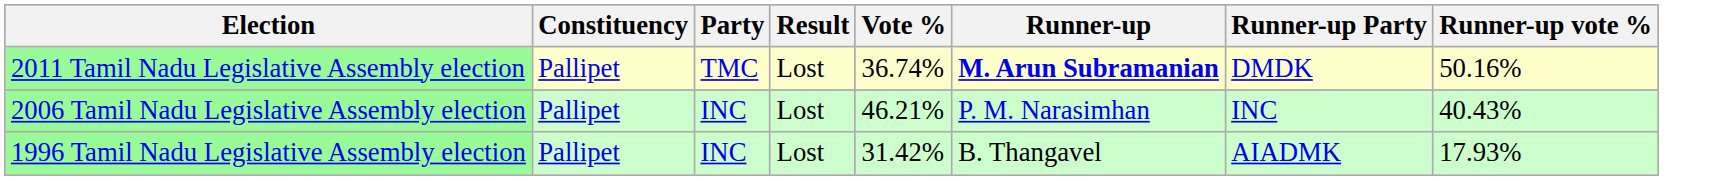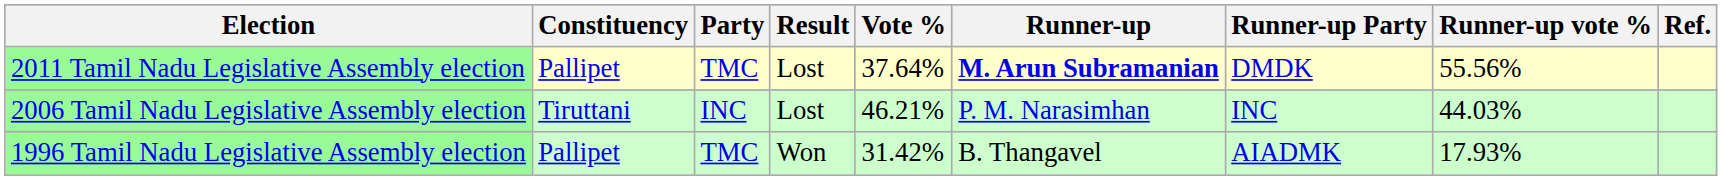+ column: (1688, 25)
(903, 68) 36.74% -> (903, 68) 37.64%
(1480, 68) 50.16% -> (1480, 68) 55.56%
(579, 110) Pallipet -> (584, 110) Tiruttani
(1480, 110) 40.43% -> (1480, 110) 44.03%
(723, 152) INC -> (729, 152) TMC
(800, 152) Lost -> (801, 152) Won
